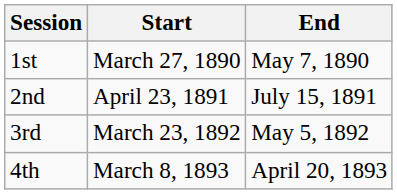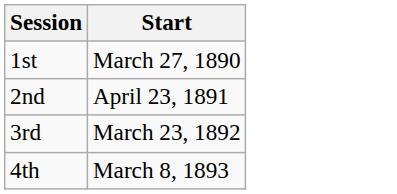- column: (319, 22)
